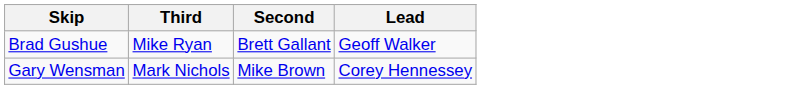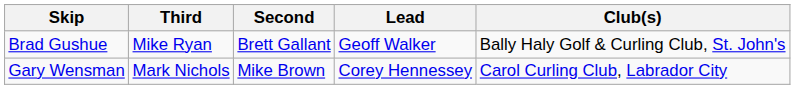+ column: (633, 17)
